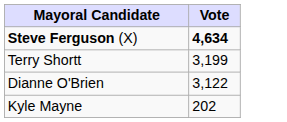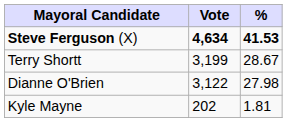+ column: (261, 15)
